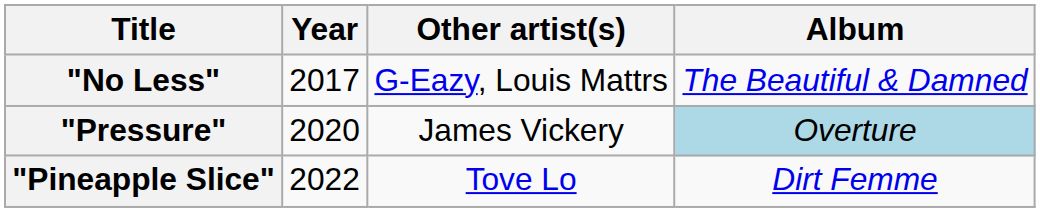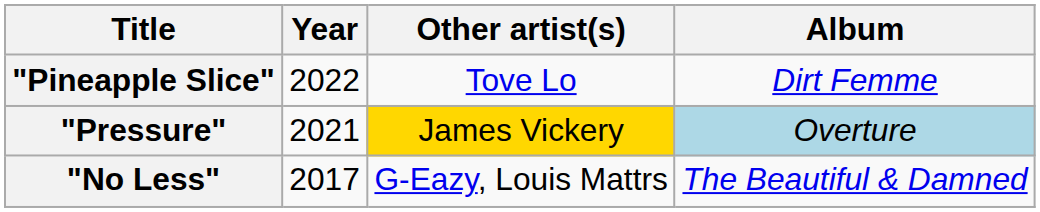rows swapped: (144, 79) <-> (144, 180)
(325, 130) 2020 -> (325, 130) 2021
(521, 130) no background -> (521, 130) gold background
